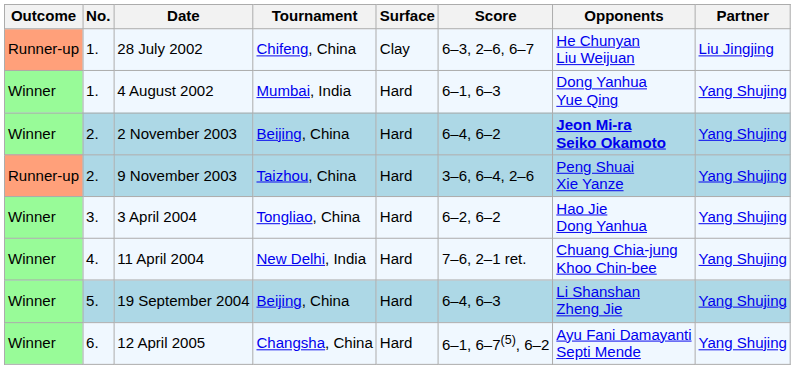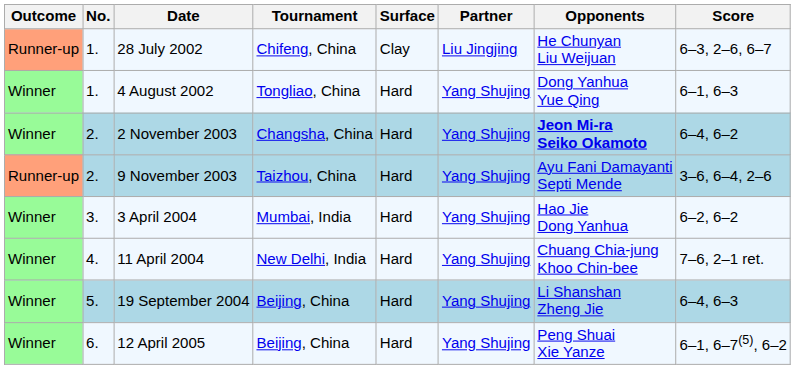columns swapped: (743, 16) <-> (496, 16)
(304, 91) Mumbai, India -> (308, 91) Tongliao, China
(303, 133) Beijing, China -> (315, 133) Changsha, China
(595, 175) Peng Shuai Xie Yanze -> (605, 175) Ayu Fani Damayanti Septi Mende
(308, 216) Tongliao, China -> (304, 216) Mumbai, India
(315, 342) Changsha, China -> (303, 342) Beijing, China
(624, 342) Ayu Fani Damayanti Septi Mende -> (576, 342) Peng Shuai Xie Yanze
